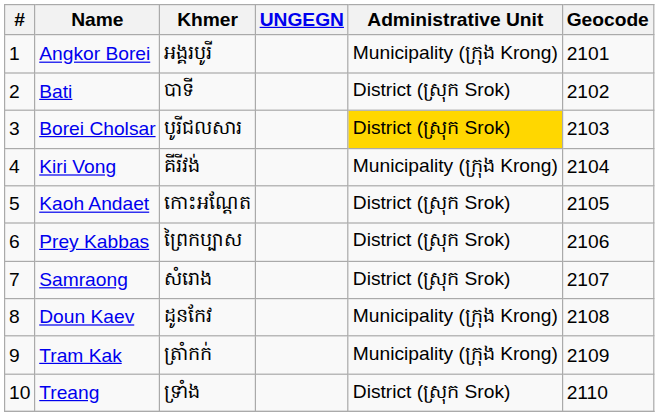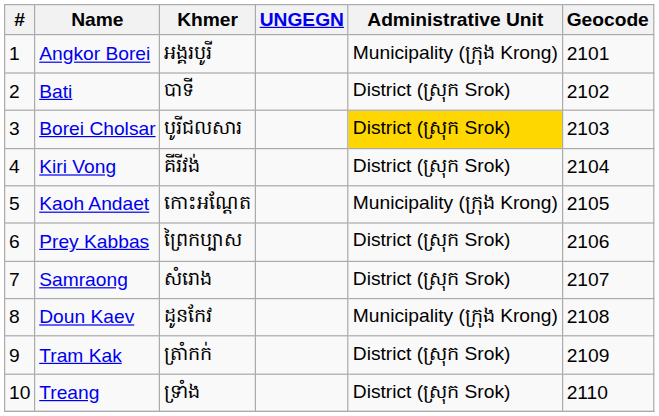(455, 165) Municipality (ក្រុង Krong) -> (432, 165) District (ស្រុក Srok)
(432, 203) District (ស្រុក Srok) -> (455, 203) Municipality (ក្រុង Krong)
(455, 353) Municipality (ក្រុង Krong) -> (432, 353) District (ស្រុក Srok)
